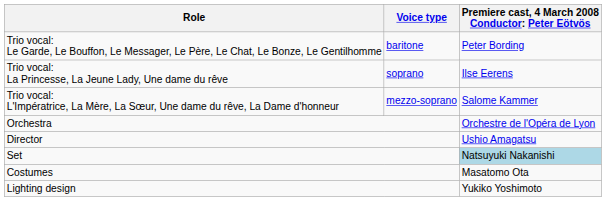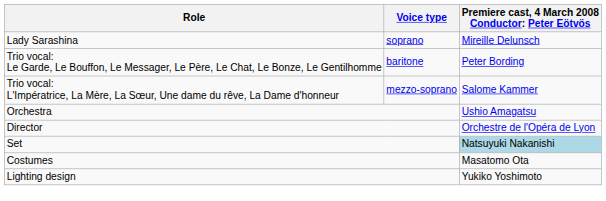+ row: (42, 40)
- row: (117, 73)
(528, 123) Orchestre de l'Opéra de Lyon -> (499, 112) Ushio Amagatsu
(499, 139) Ushio Amagatsu -> (528, 128) Orchestre de l'Opéra de Lyon
